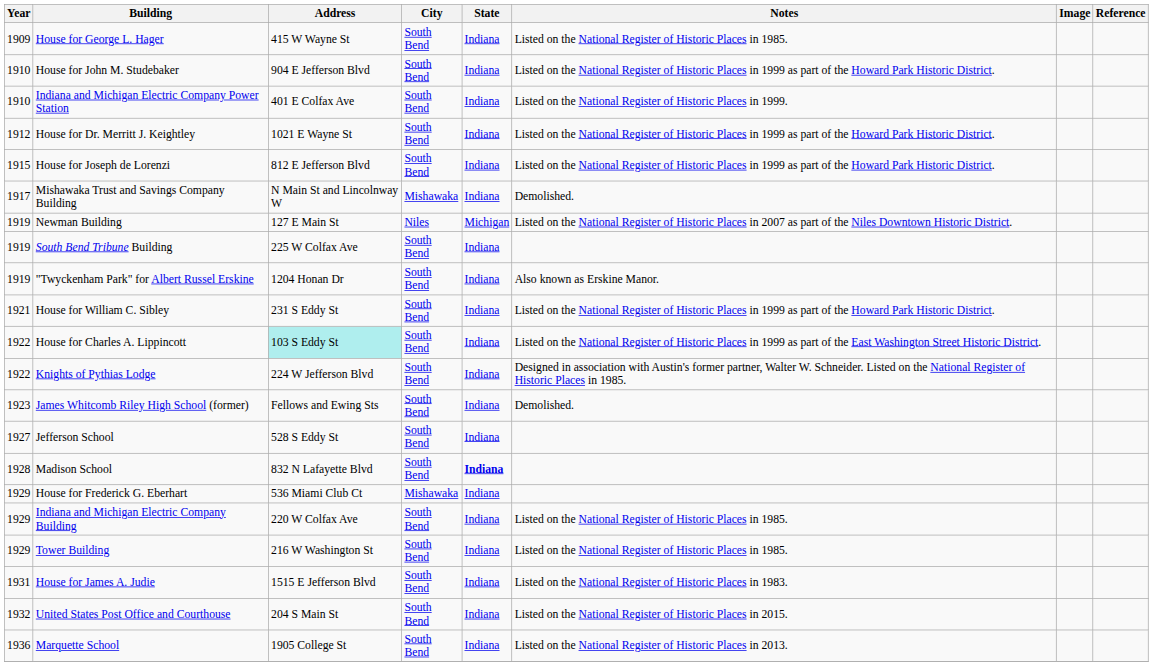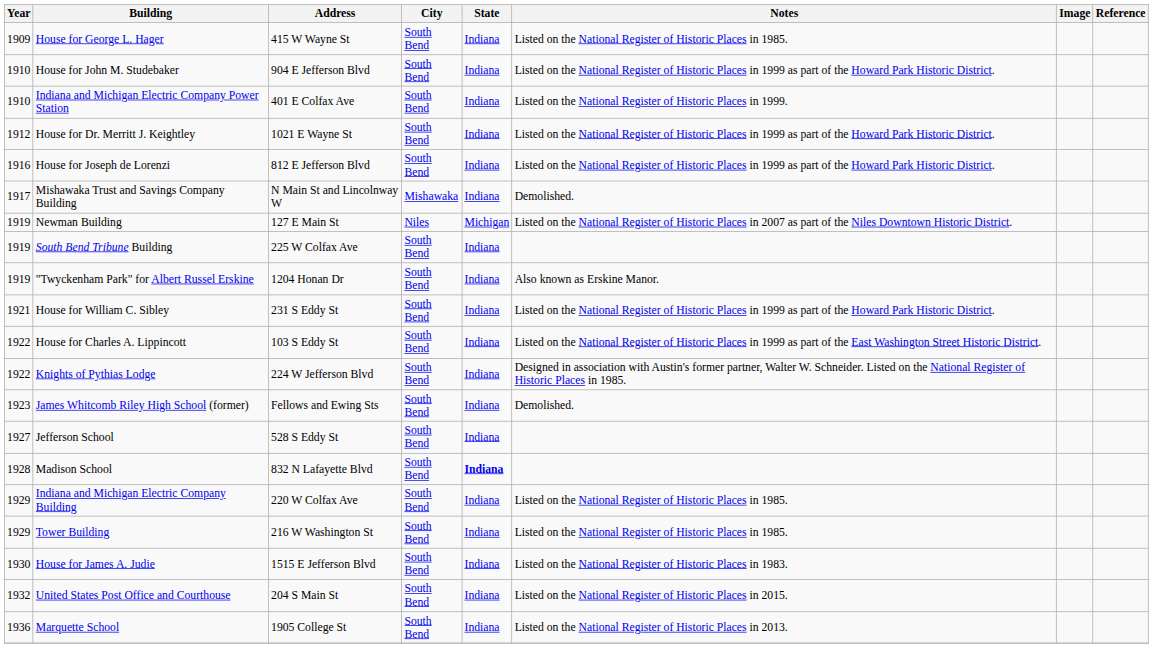(19, 165) 1915 -> (19, 165) 1916
(305, 342) paleturquoise background -> (305, 342) no background
- row: (112, 494)
(19, 582) 1931 -> (19, 563) 1930
